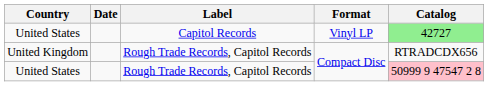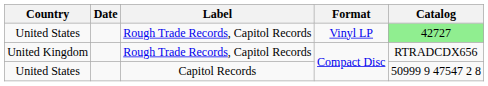(217, 33) Capitol Records -> (217, 33) Rough Trade Records, Capitol Records
(217, 71) Rough Trade Records, Capitol Records -> (217, 71) Capitol Records
(436, 71) pink background -> (436, 71) no background
